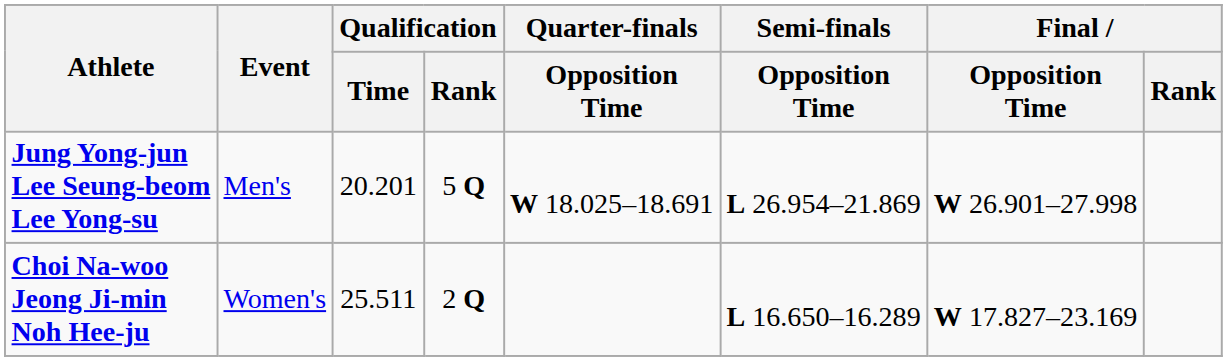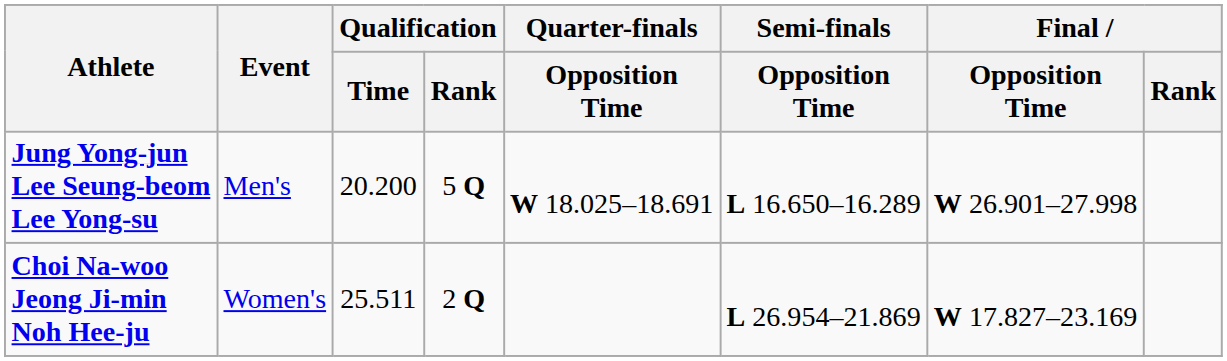(378, 186) 20.201 -> (378, 186) 20.200
(824, 203) L 26.954–21.869 -> (824, 203) L 16.650–16.289
(824, 316) L 16.650–16.289 -> (824, 316) L 26.954–21.869
